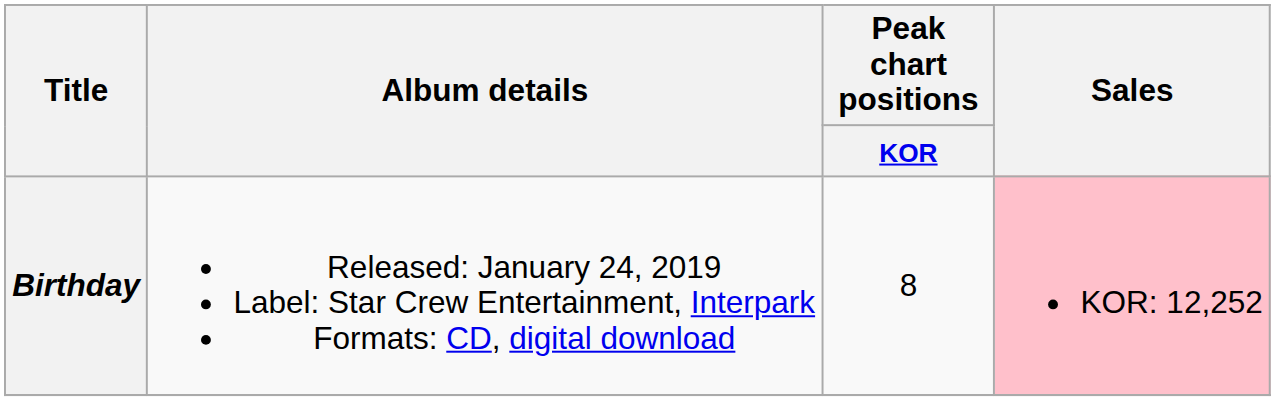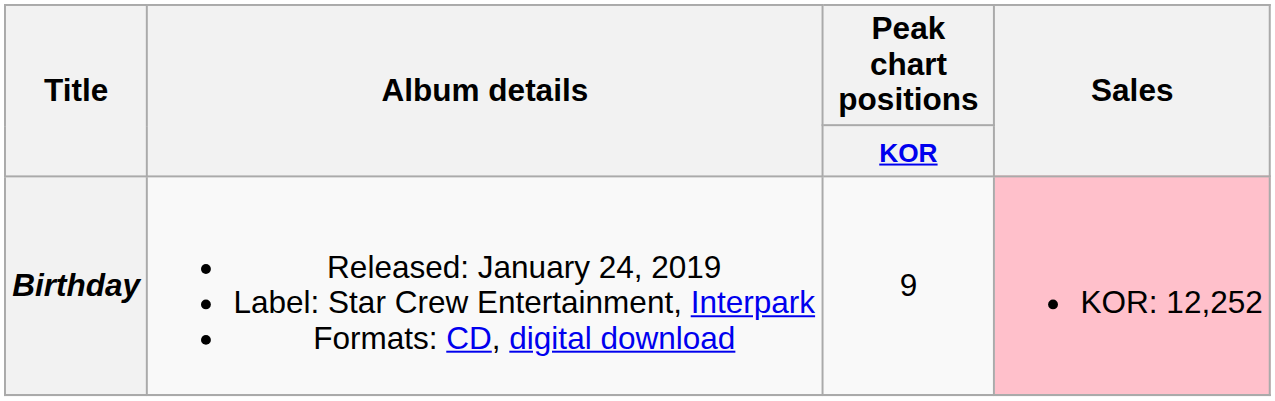(908, 285) 8 -> (908, 285) 9
